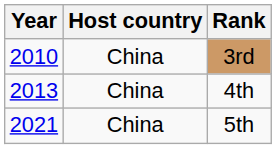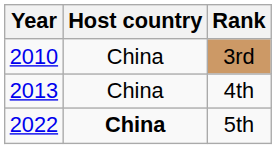(34, 125) 2021 -> (34, 125) 2022
(135, 125) normal -> (135, 125) bold
